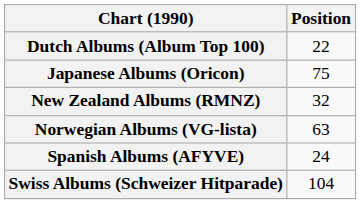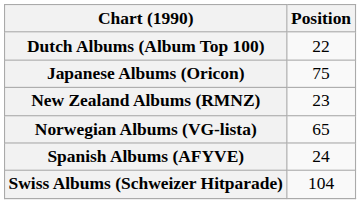(321, 101) 32 -> (321, 101) 23
(321, 128) 63 -> (321, 128) 65
